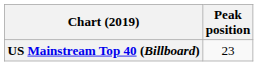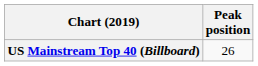(228, 50) 23 -> (228, 50) 26
